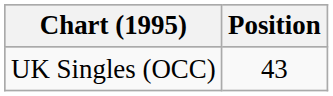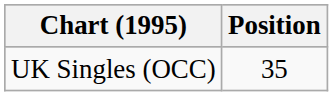(274, 68) 43 -> (274, 68) 35
